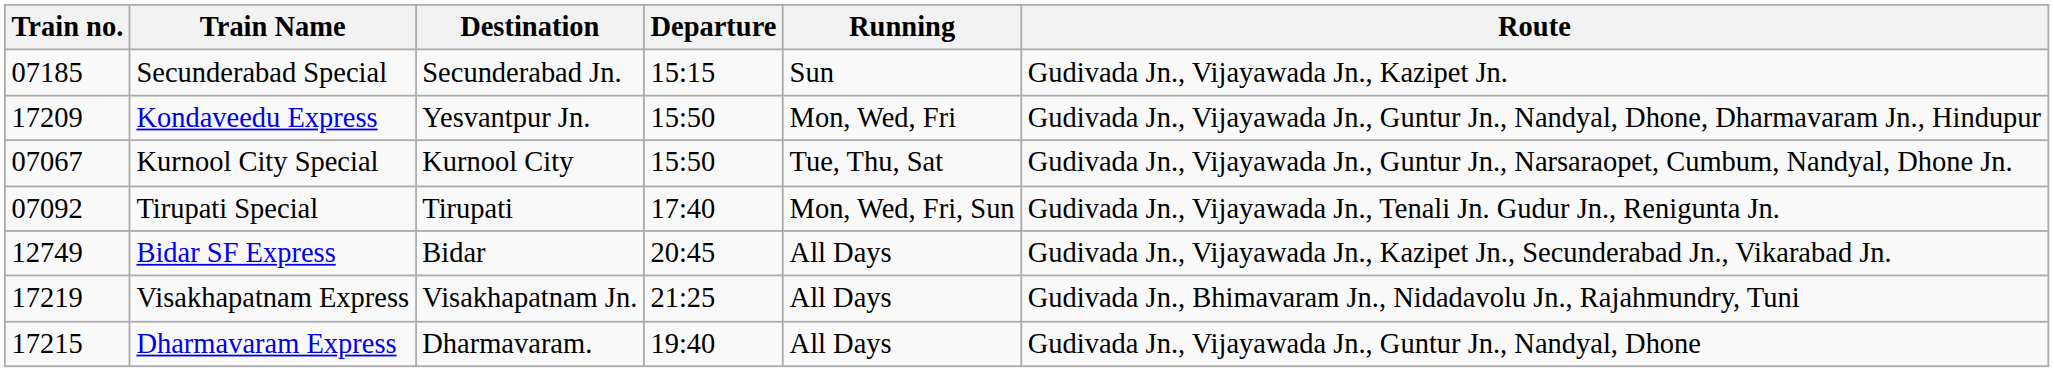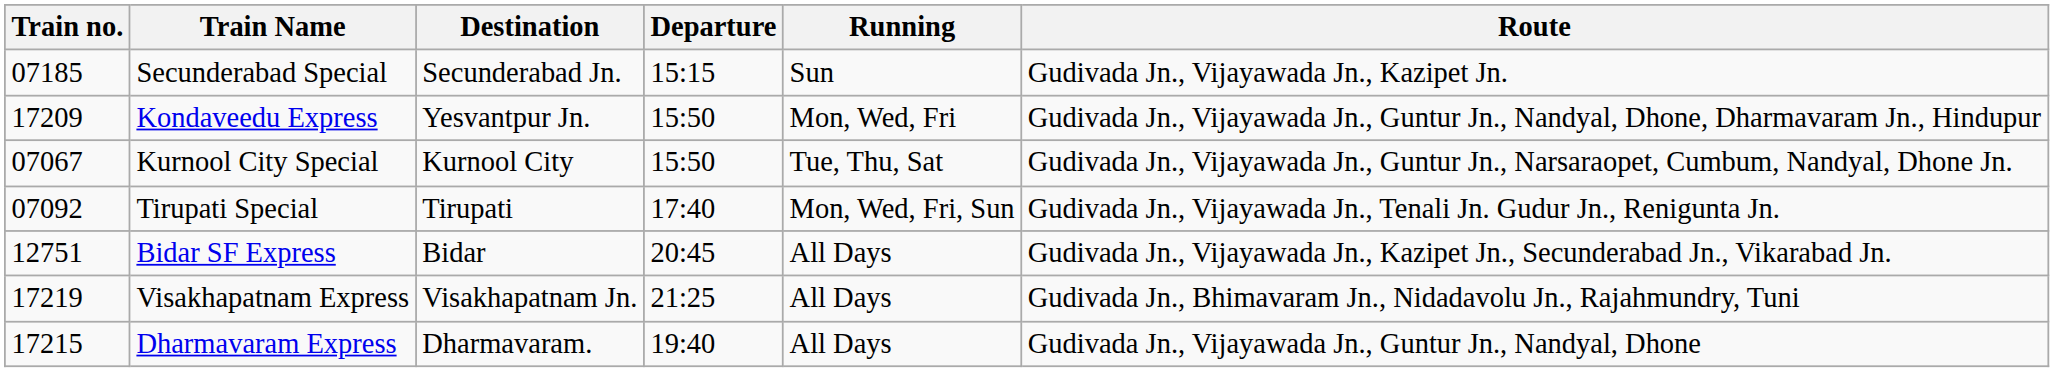(47, 252) 12749 -> (47, 252) 12751
